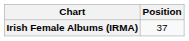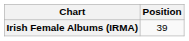(162, 28) 37 -> (162, 28) 39
